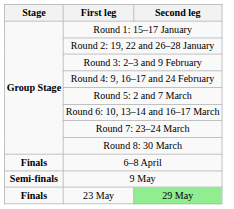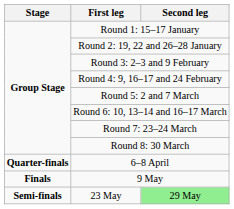(34, 162) Finals -> (38, 162) Quarter-finals
(34, 179) Semi-finals -> (38, 179) Finals
(34, 196) Finals -> (38, 196) Semi-finals
